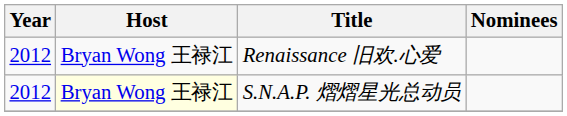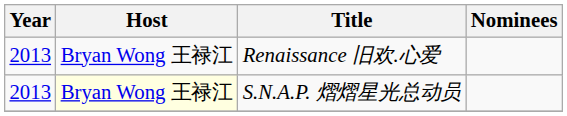(30, 55) 2012 -> (30, 55) 2013
(30, 92) 2012 -> (30, 92) 2013
